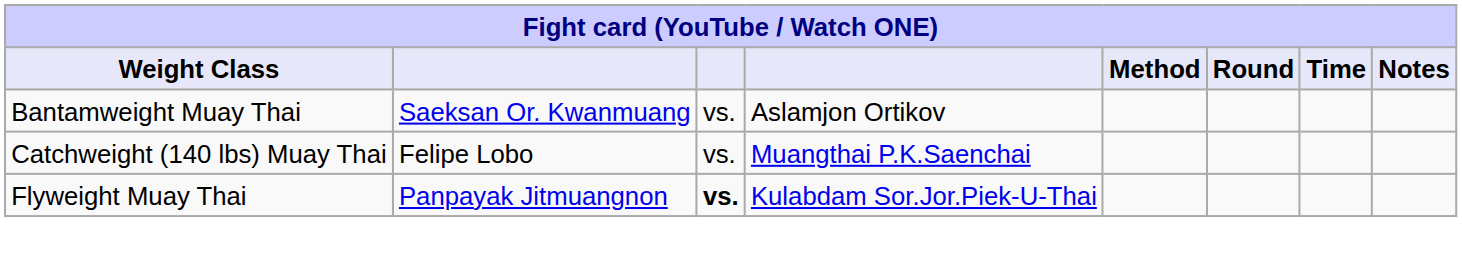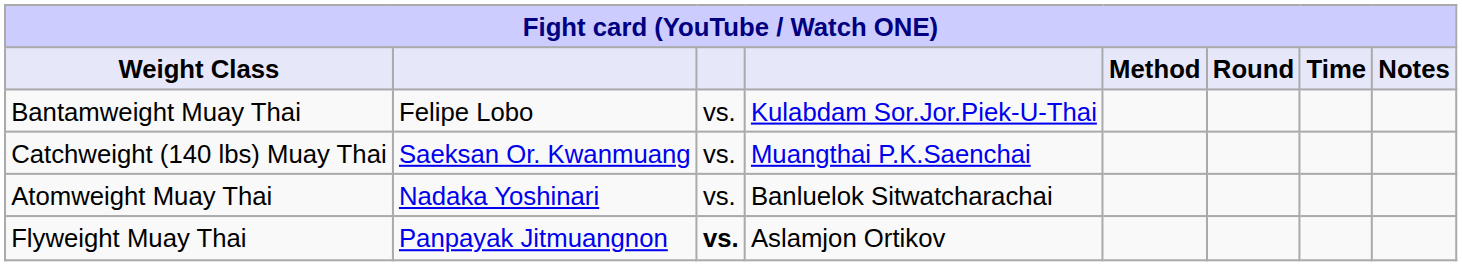(545, 111) Saeksan Or. Kwanmuang -> (466, 111) Felipe Lobo
(848, 111) Aslamjon Ortikov -> (924, 111) Kulabdam Sor.Jor.Piek-U-Thai
(466, 153) Felipe Lobo -> (545, 153) Saeksan Or. Kwanmuang
+ row: (142, 196)
(924, 196) Kulabdam Sor.Jor.Piek-U-Thai -> (848, 238) Aslamjon Ortikov
